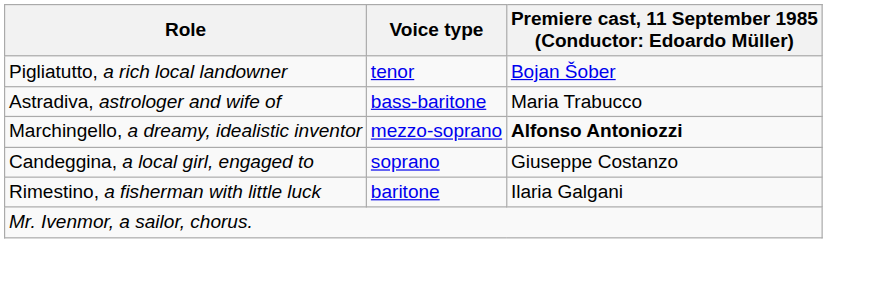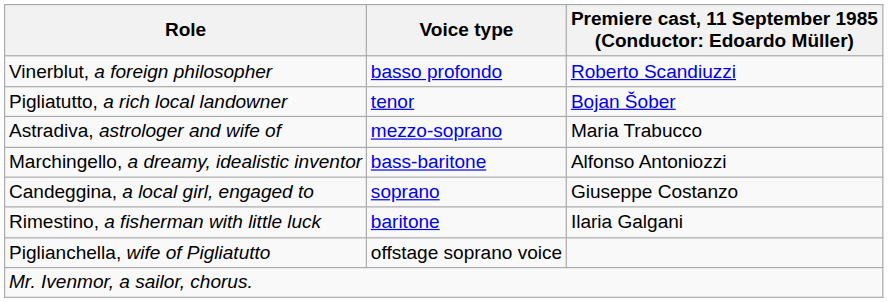+ row: (141, 71)
(429, 101) bass-baritone -> (436, 131) mezzo-soprano
(436, 131) mezzo-soprano -> (429, 161) bass-baritone
(597, 131) bold -> (649, 161) normal
+ row: (140, 252)
